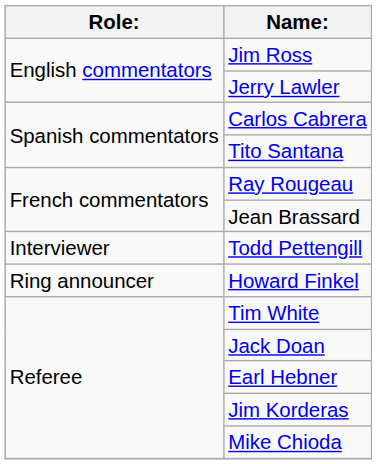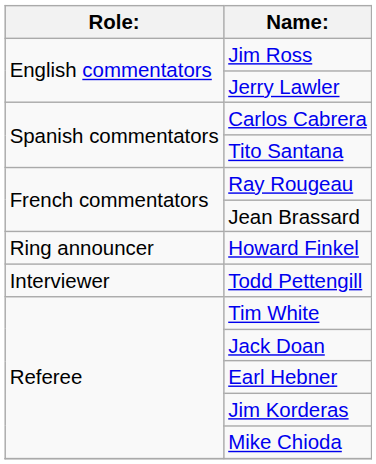rows swapped: (295, 248) <-> (294, 281)
